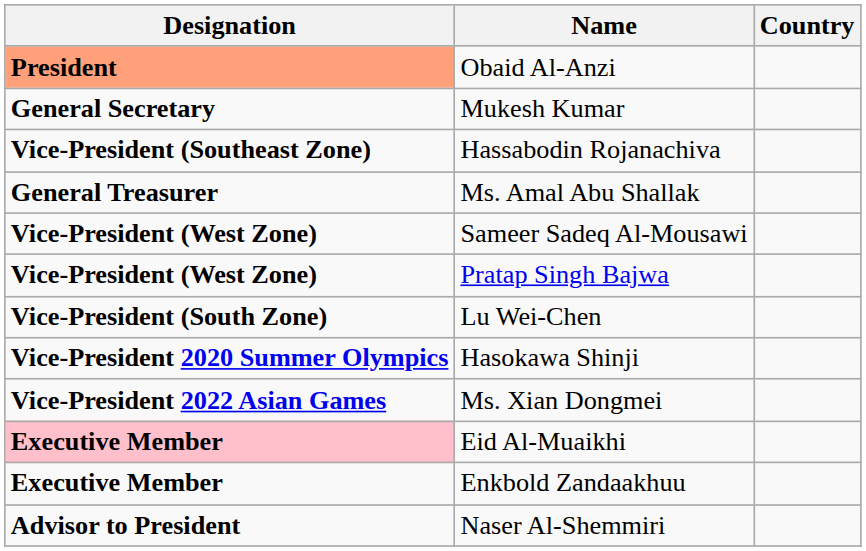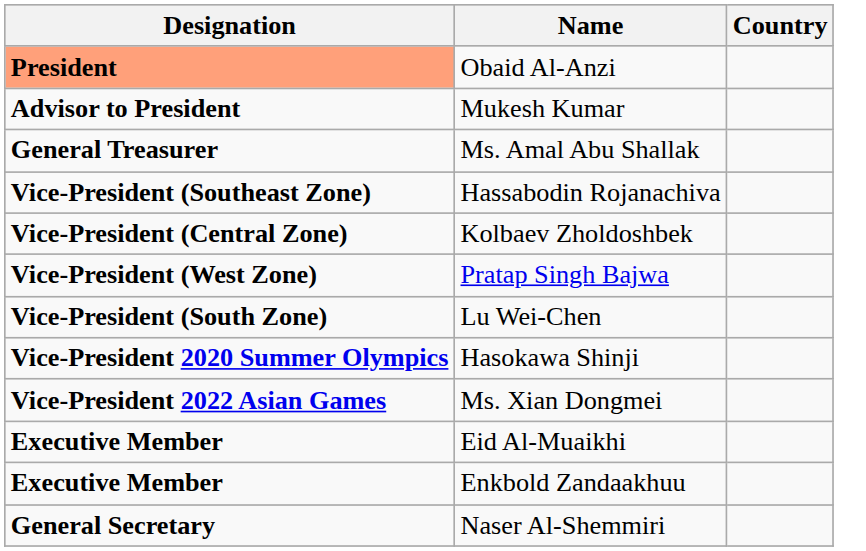(113, 108) General Secretary -> (126, 108) Advisor to President
rows swapped: (580, 191) <-> (591, 150)
- row: (604, 233)
+ row: (577, 233)
(117, 441) pink background -> (117, 441) no background
(126, 524) Advisor to President -> (113, 524) General Secretary
